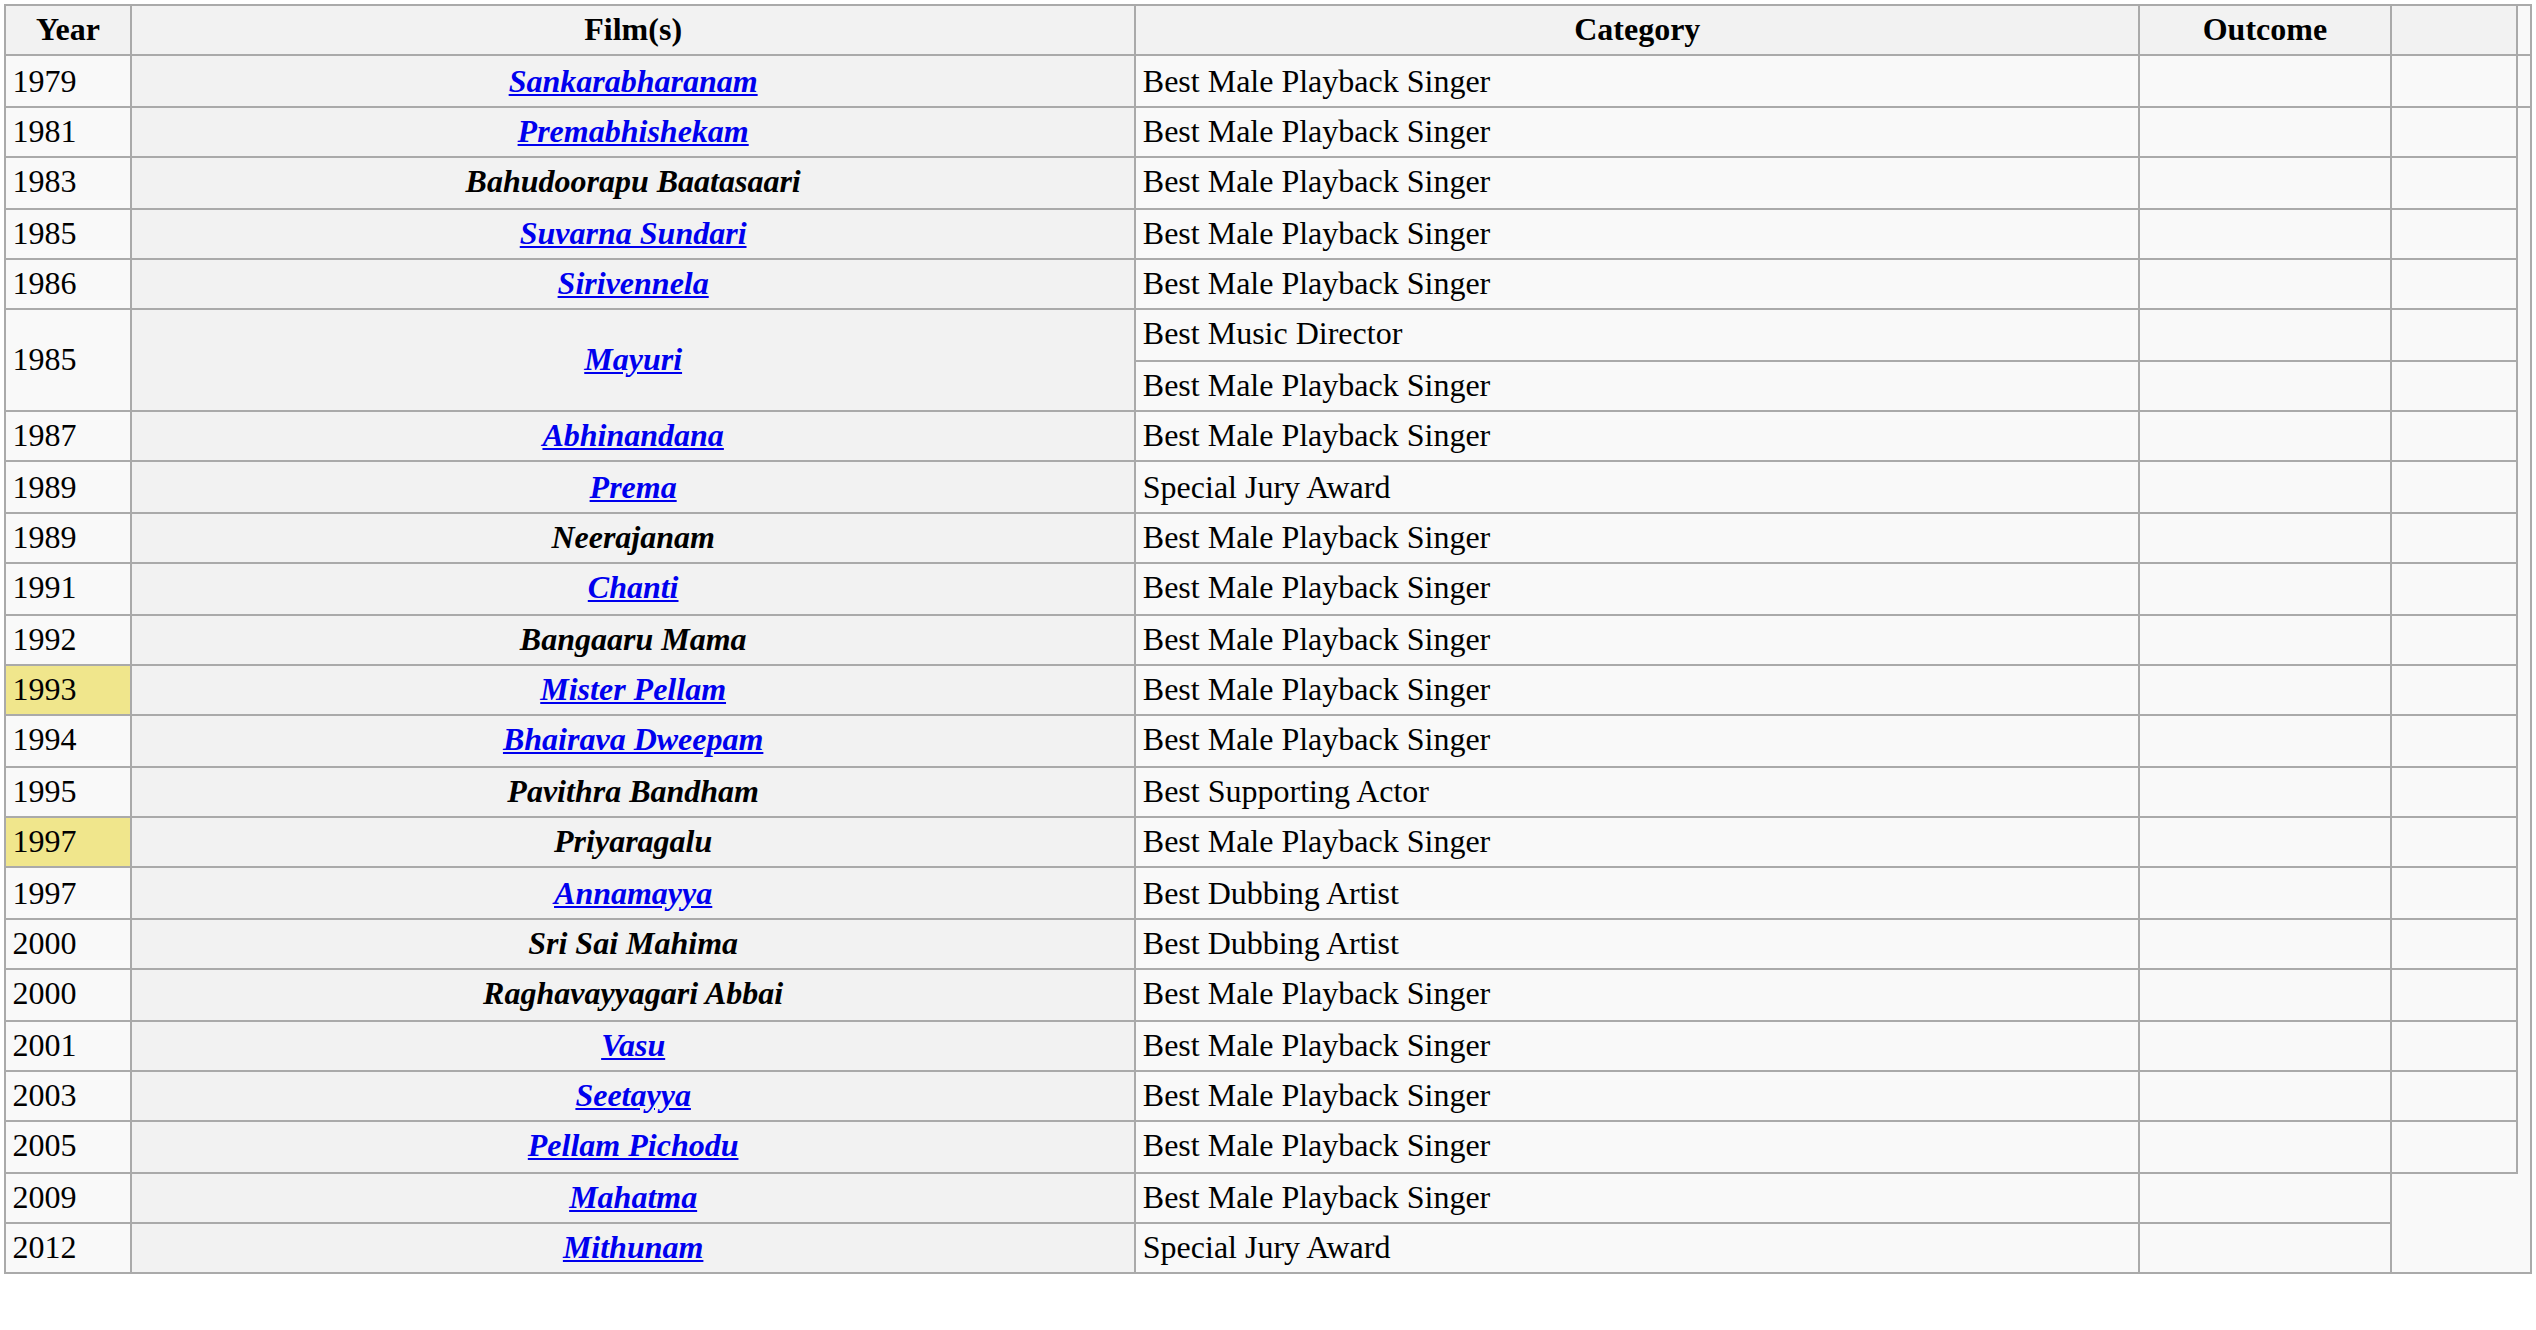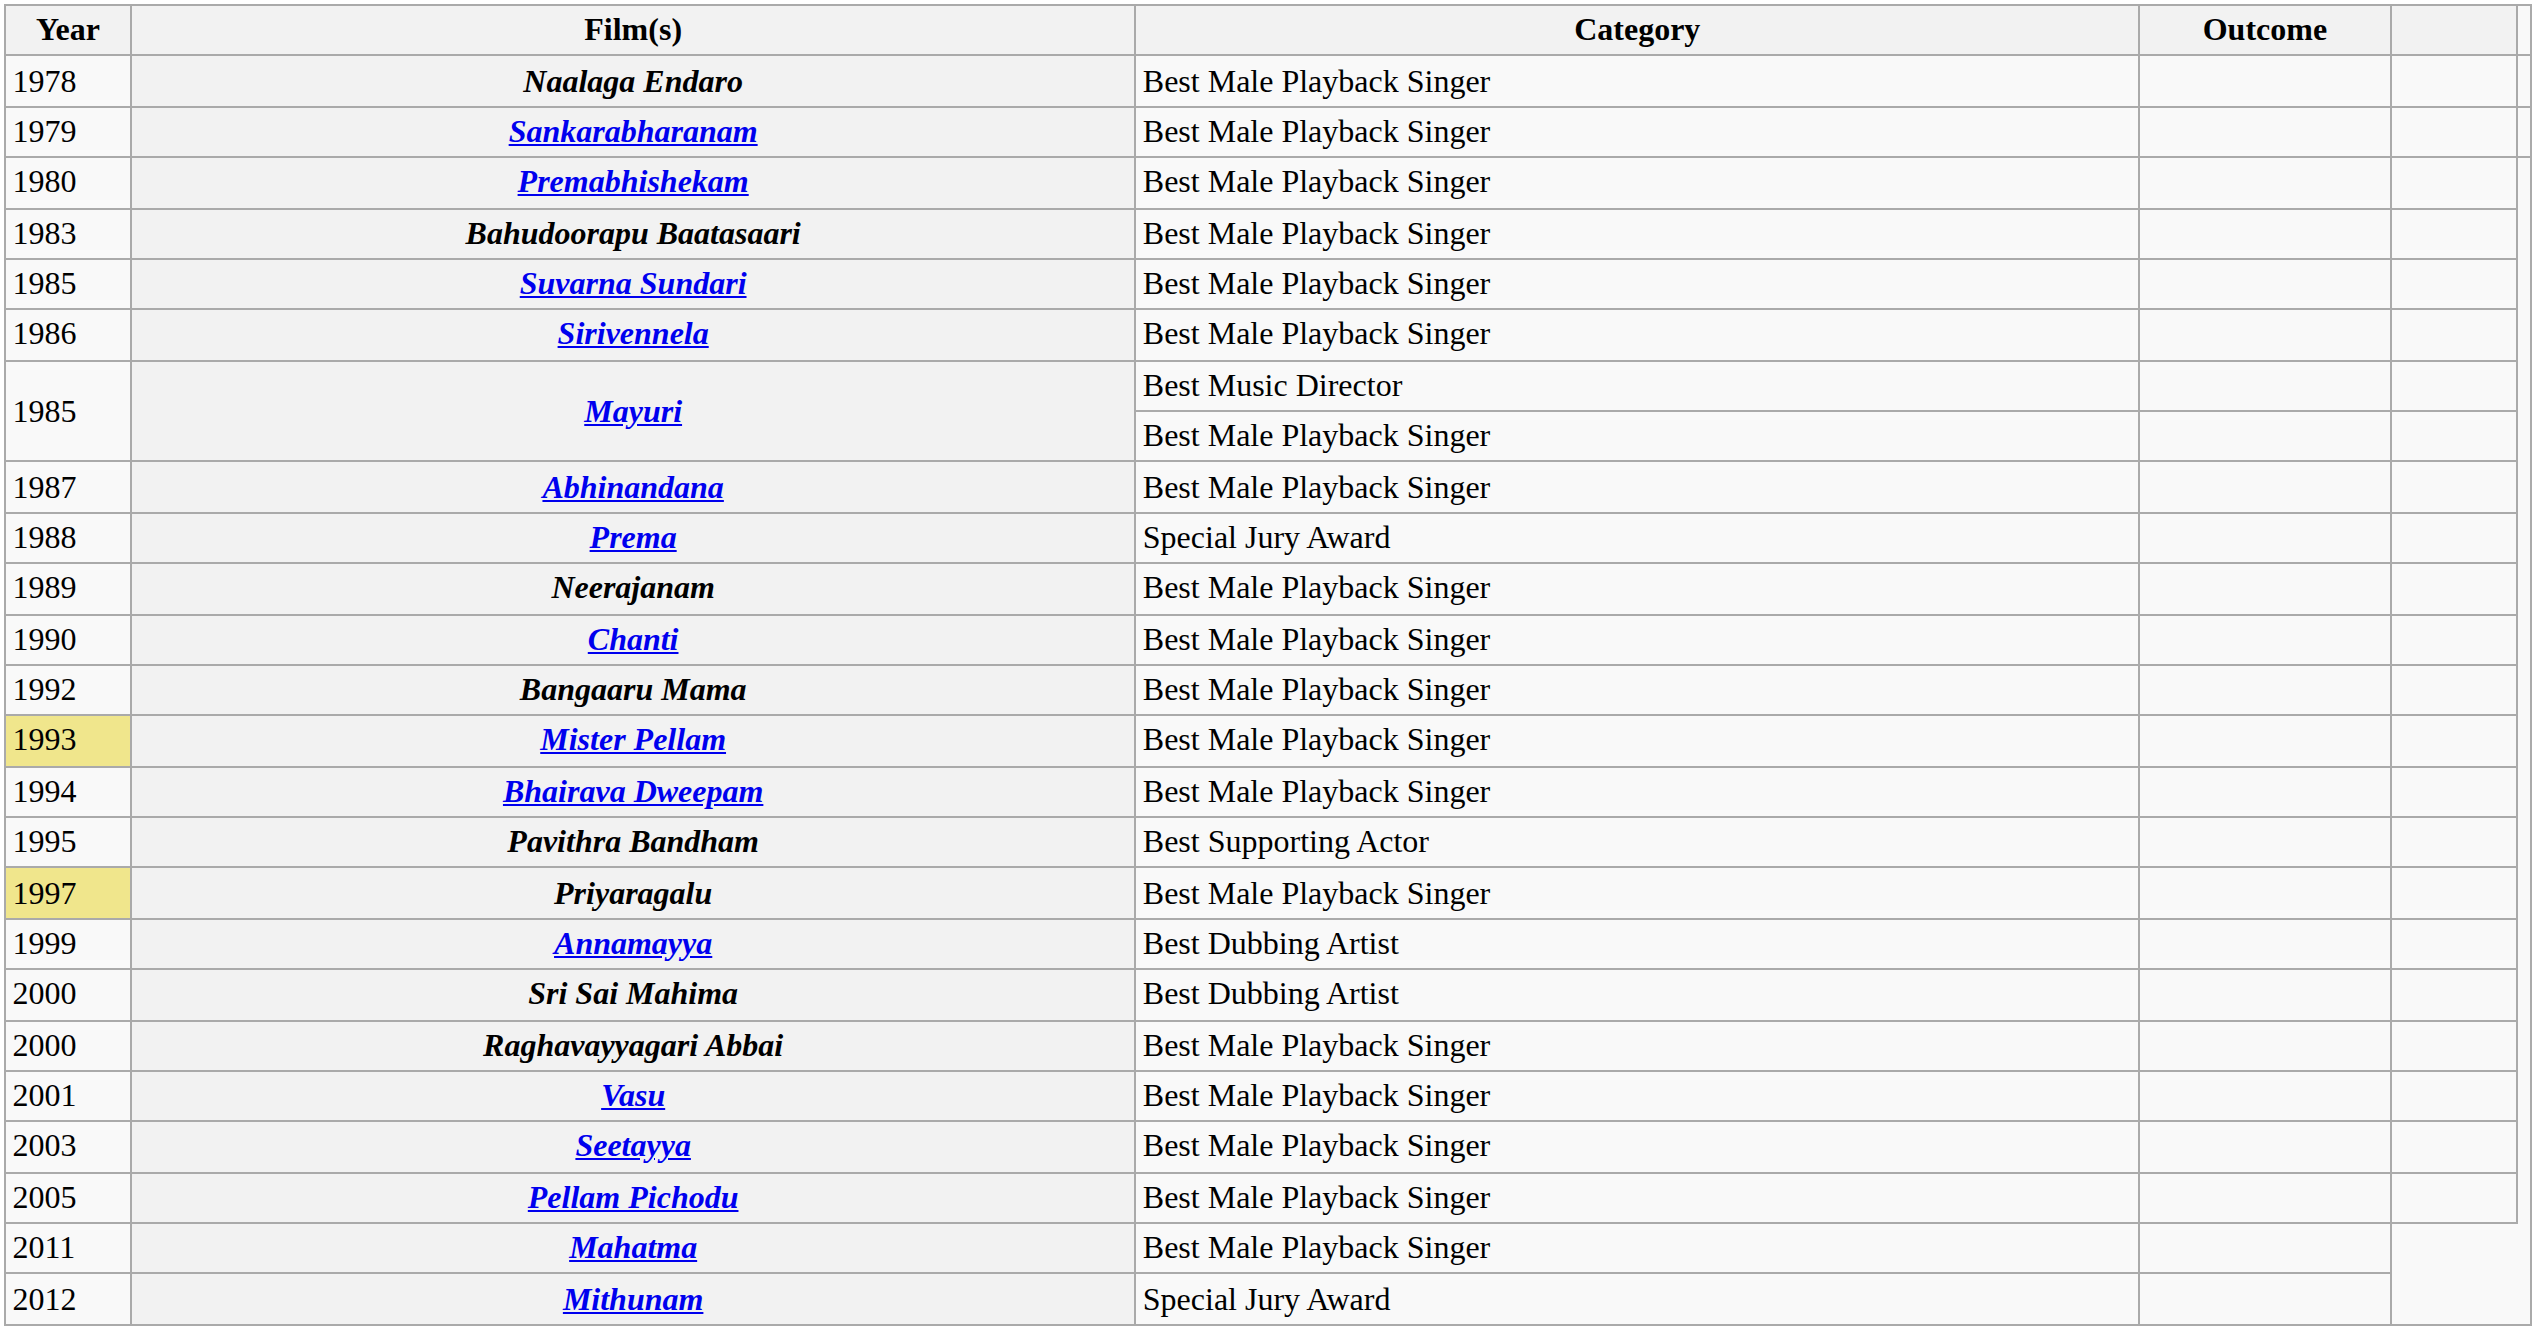+ row: (633, 80)
(44, 131) 1981 -> (44, 182) 1980
(44, 486) 1989 -> (44, 537) 1988
(44, 588) 1991 -> (44, 638) 1990
(44, 892) 1997 -> (44, 943) 1999
(44, 1197) 2009 -> (44, 1247) 2011
